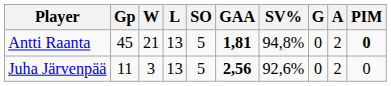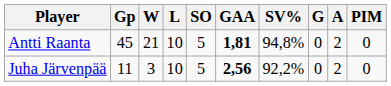(175, 42) 13 -> (175, 42) 10
(367, 42) bold -> (367, 42) normal
(175, 68) 13 -> (175, 68) 10
(283, 68) 92,6% -> (283, 68) 92,2%
